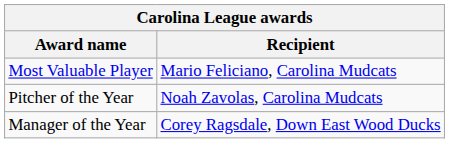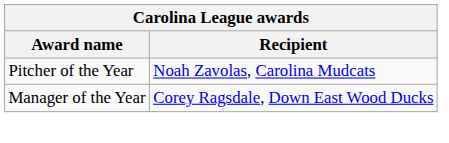- row: (81, 71)
